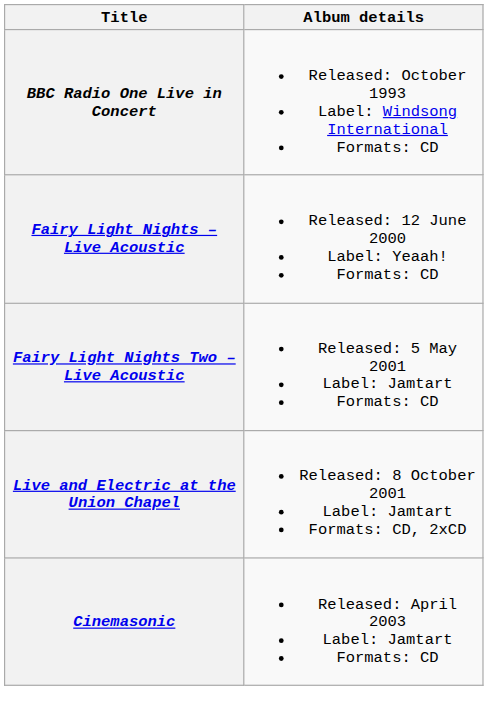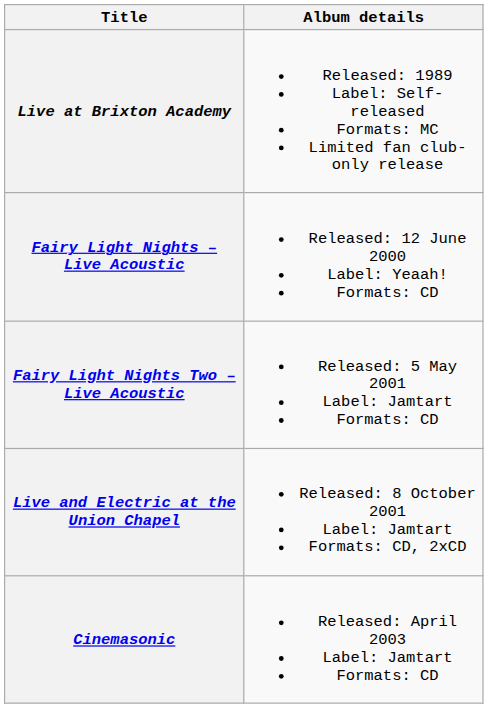+ row: (124, 111)
- row: (124, 103)
